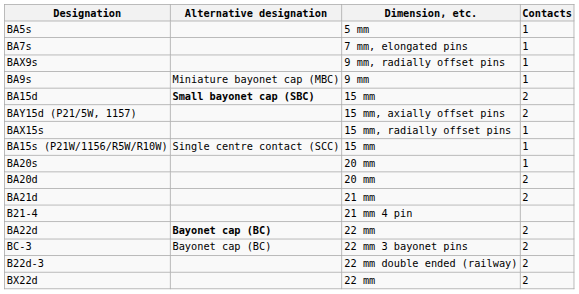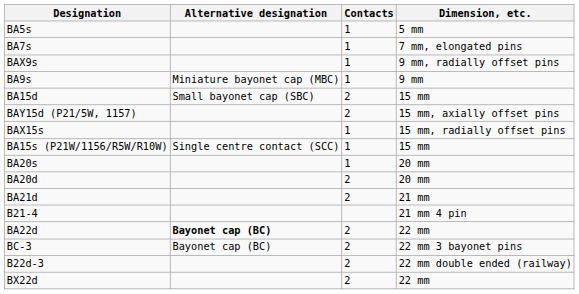columns swapped: (547, 13) <-> (431, 13)
(244, 96) bold -> (244, 96) normal
